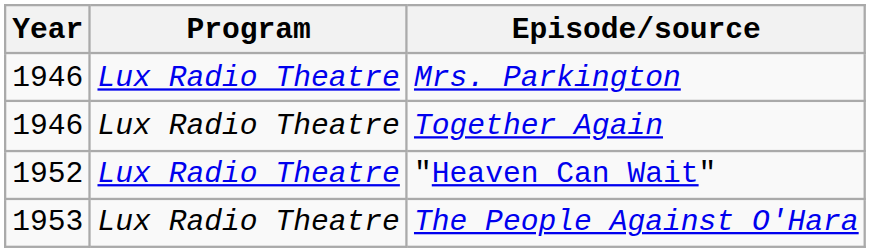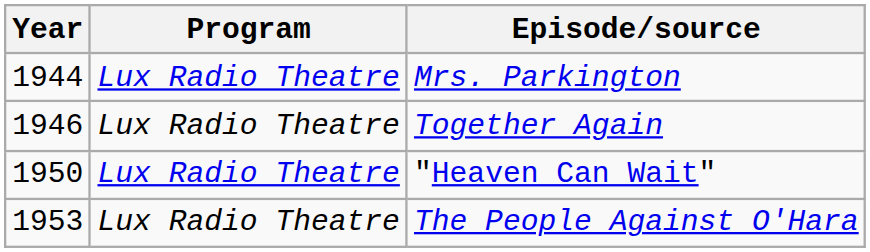(48, 78) 1946 -> (48, 78) 1944
(48, 174) 1952 -> (48, 174) 1950
